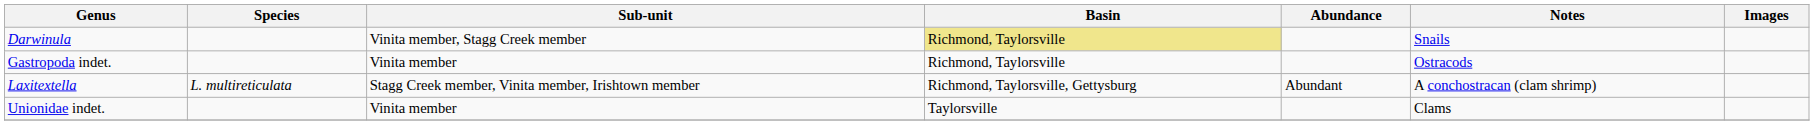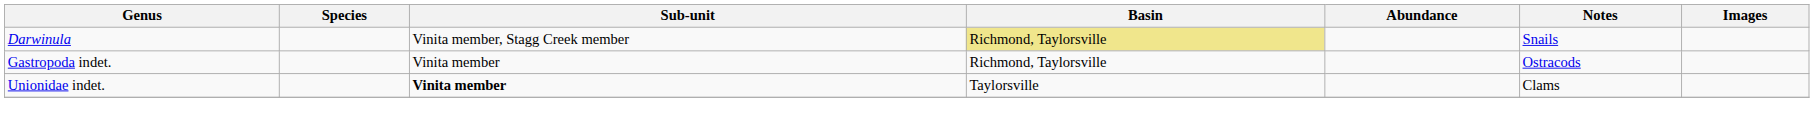- row: (42, 85)
(413, 108) normal -> (459, 85) bold
